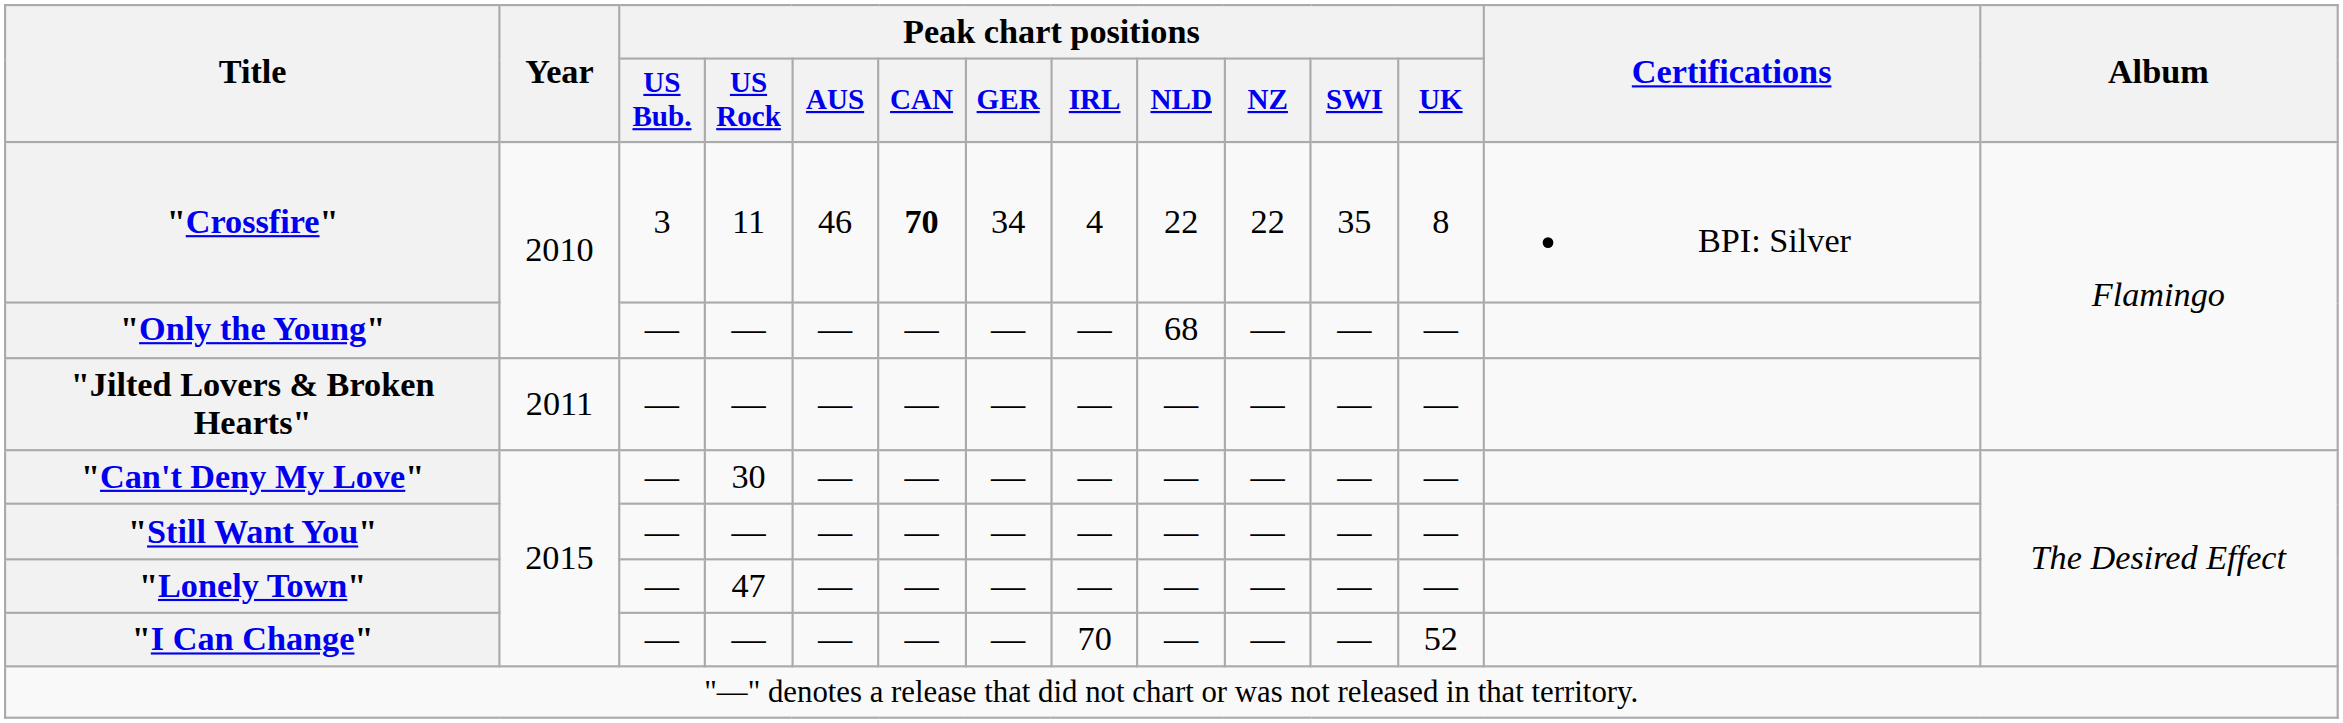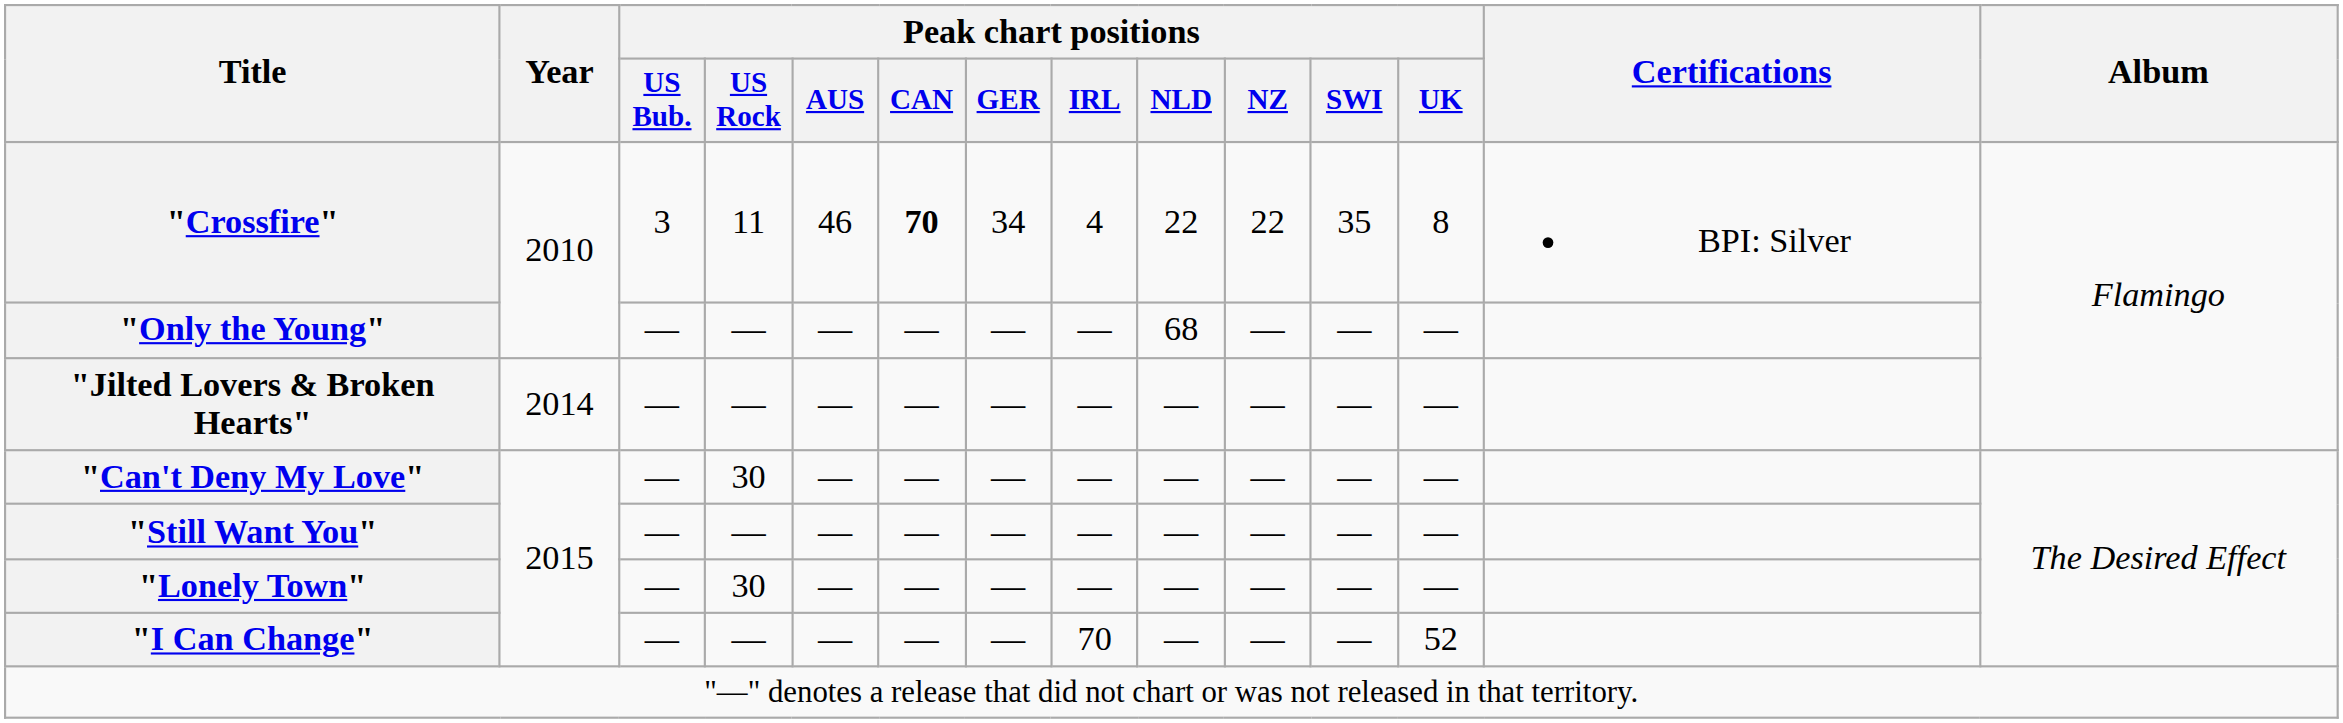(559, 403) 2011 -> (559, 403) 2014
(749, 585) 47 -> (749, 585) 30
